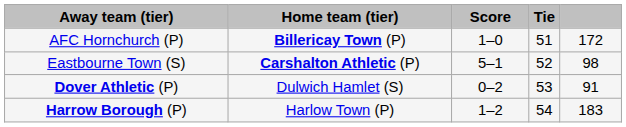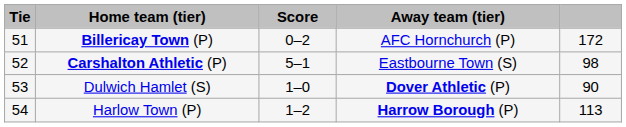columns swapped: (544, 17) <-> (116, 17)
(490, 40) 1–0 -> (298, 40) 0–2
(490, 87) 0–2 -> (298, 87) 1–0
(591, 87) 91 -> (591, 87) 90
(591, 110) 183 -> (591, 110) 113
